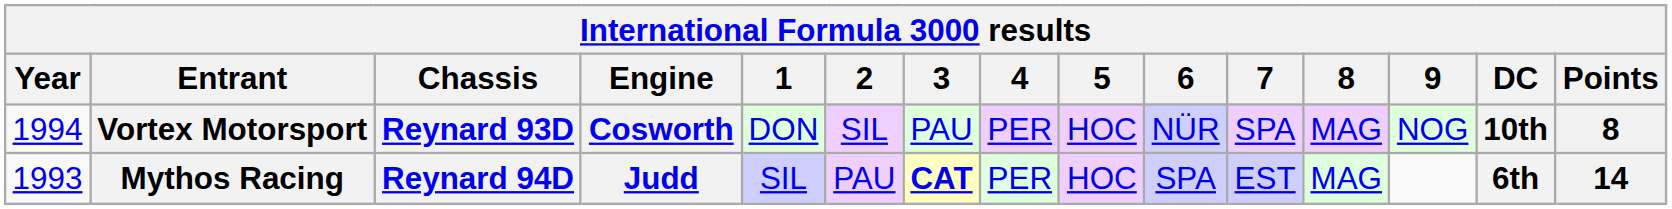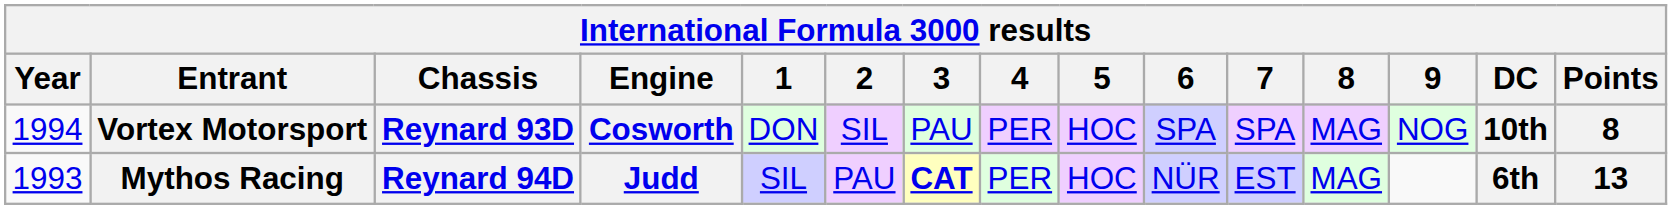(1186, 129) NÜR -> (1186, 129) SPA
(1186, 178) SPA -> (1186, 178) NÜR
(1611, 178) 14 -> (1611, 178) 13
